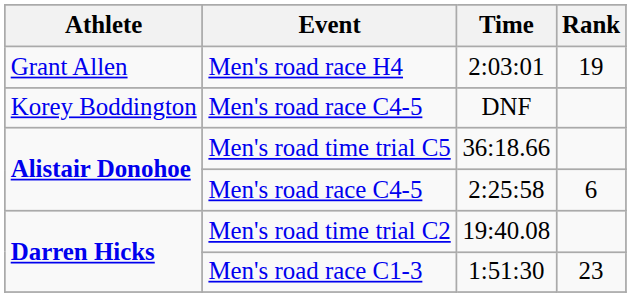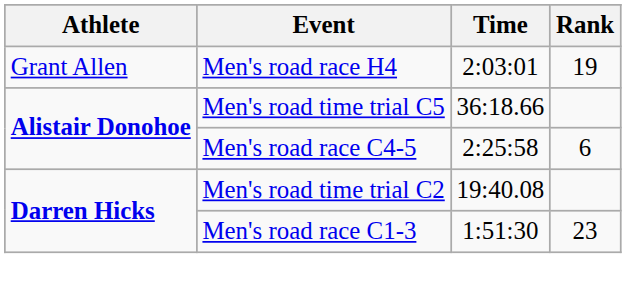- row: (506, 107)
